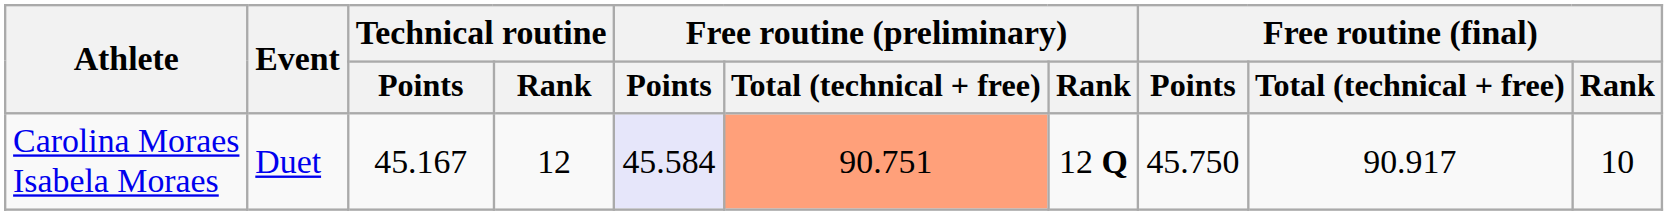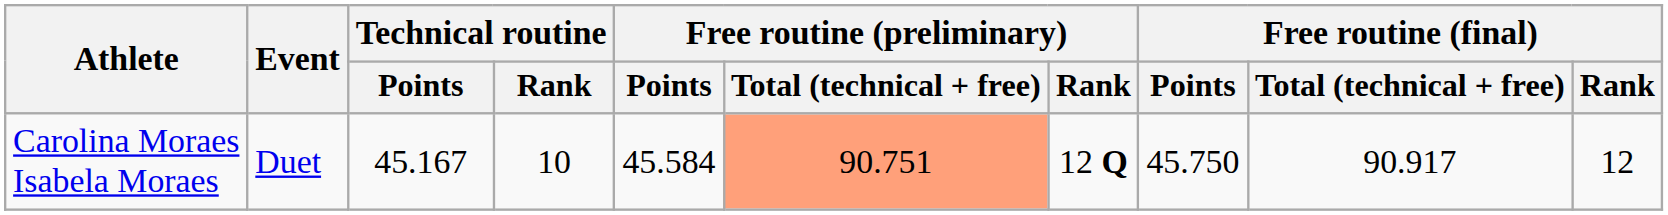(554, 161) 12 -> (554, 161) 10
(669, 161) lavender background -> (669, 161) no background
(1617, 161) 10 -> (1617, 161) 12
